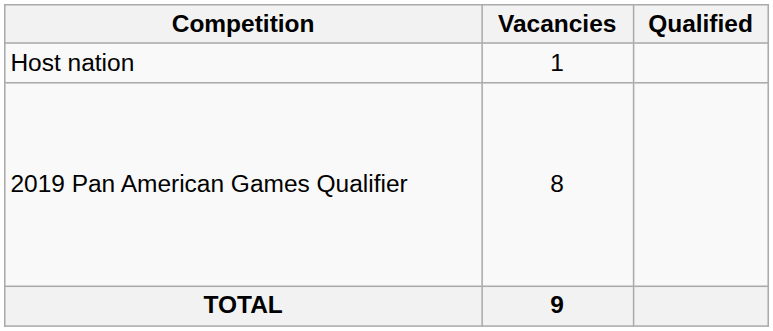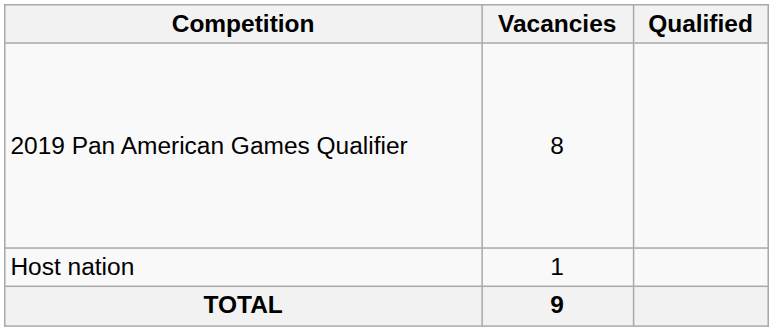rows swapped: (72, 62) <-> (209, 184)
